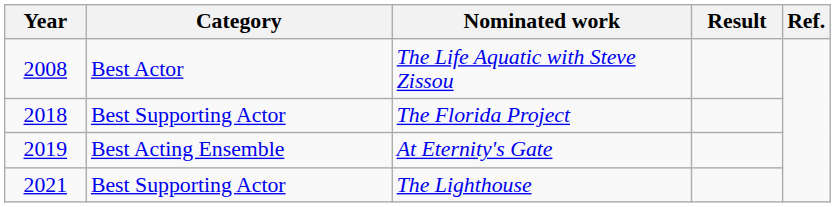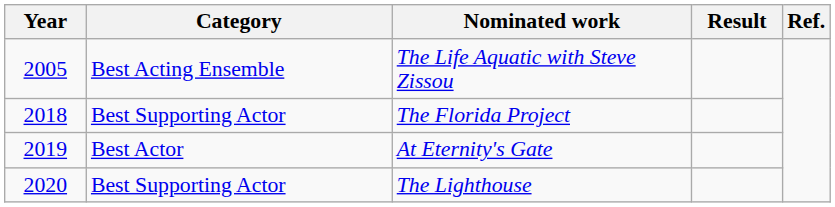(45, 68) 2008 -> (45, 68) 2005
(137, 68) Best Actor -> (188, 68) Best Acting Ensemble
(188, 149) Best Acting Ensemble -> (137, 149) Best Actor
(45, 184) 2021 -> (45, 184) 2020
